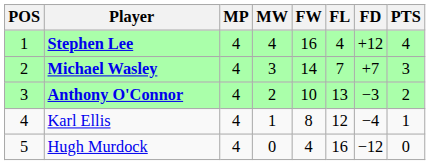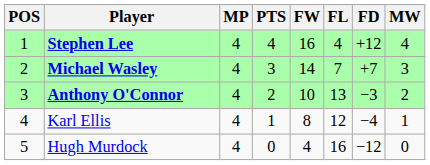columns swapped: (272, 17) <-> (406, 17)
